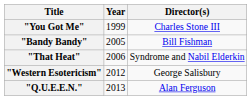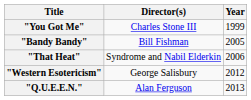columns swapped: (116, 12) <-> (187, 12)
